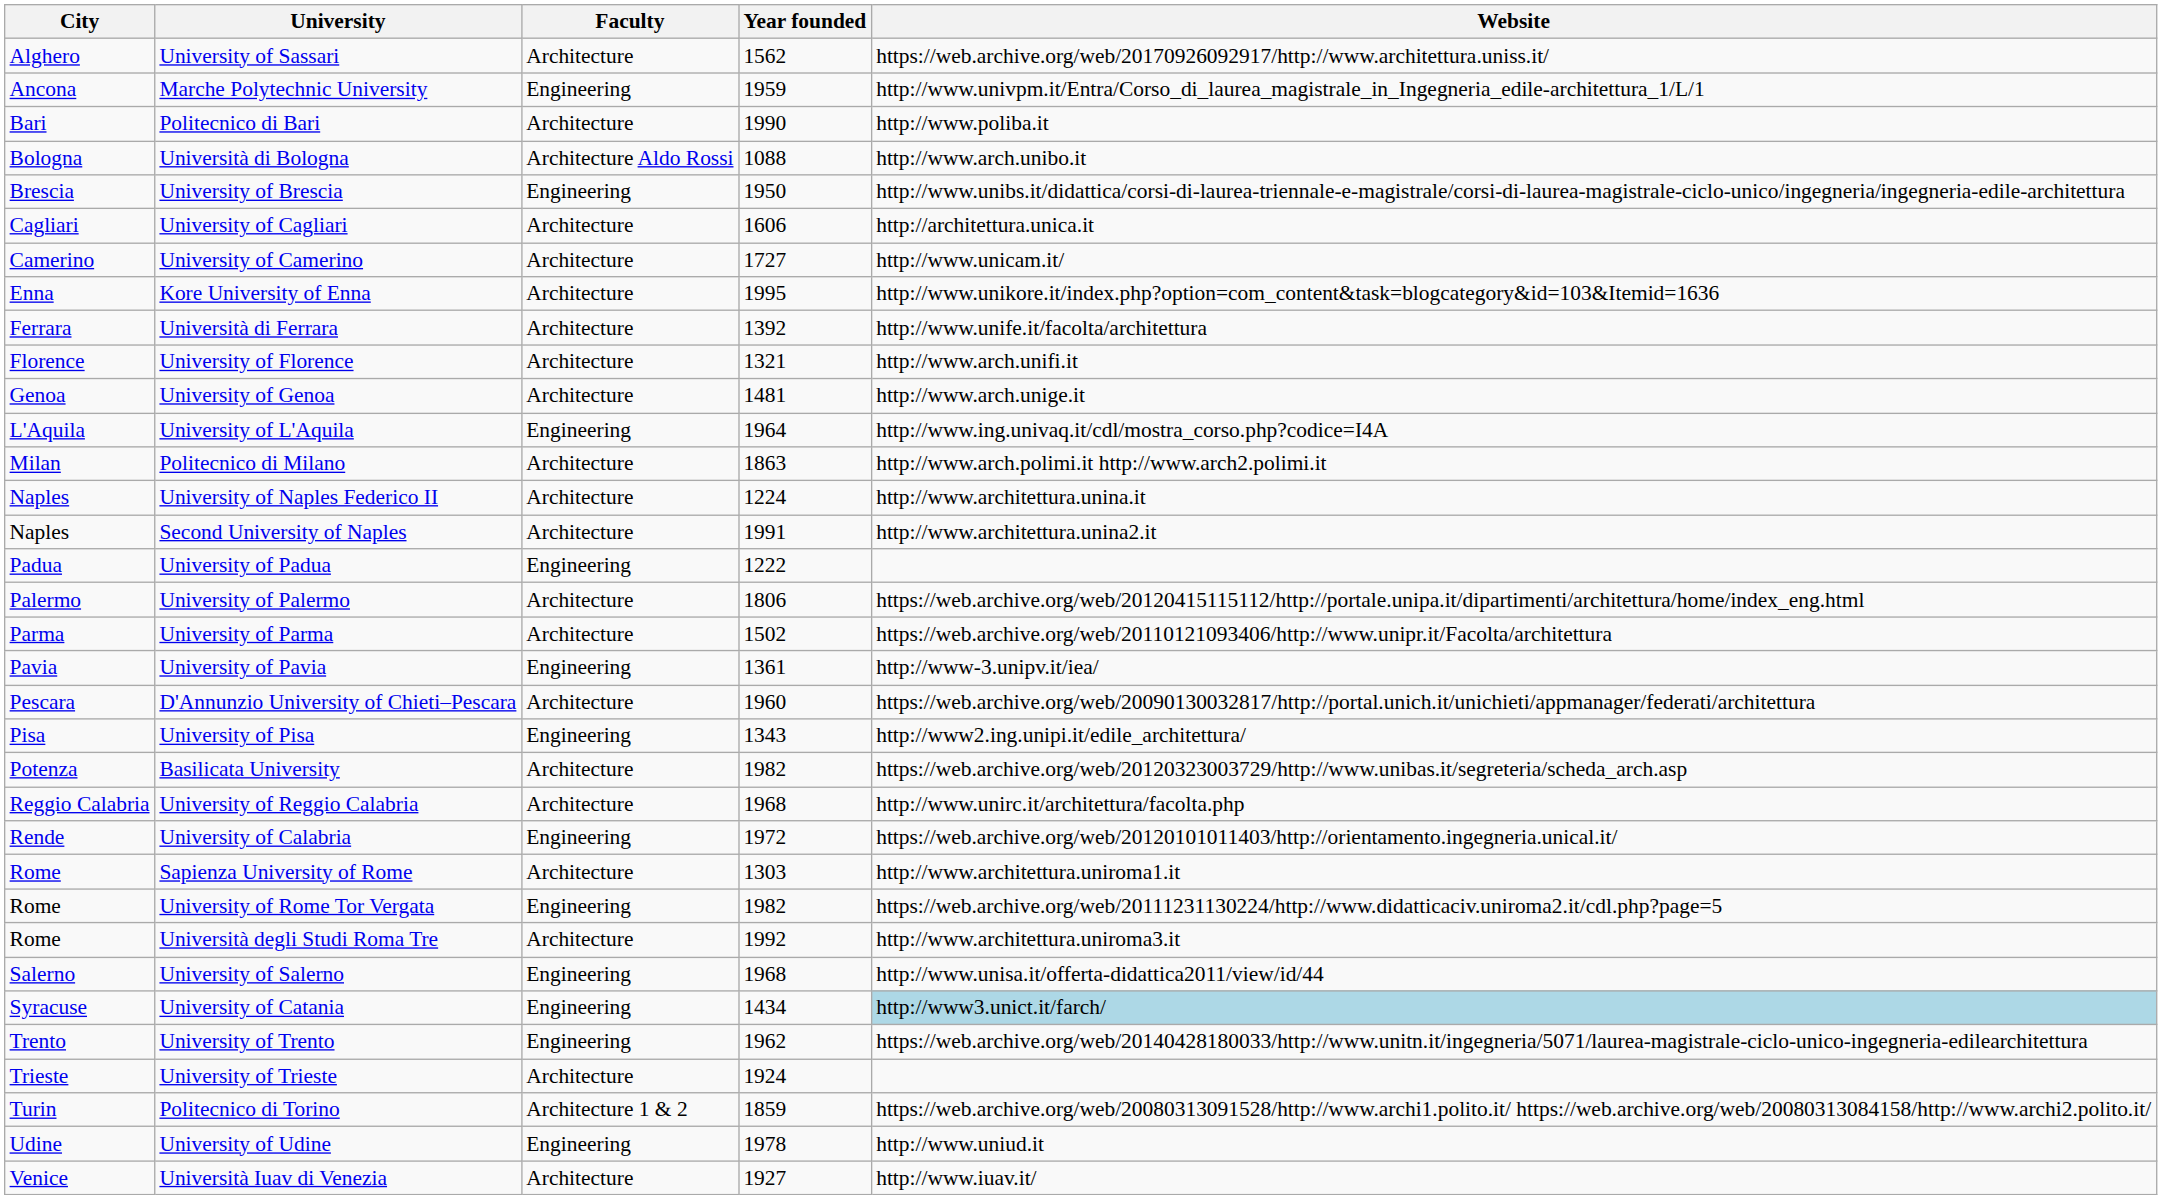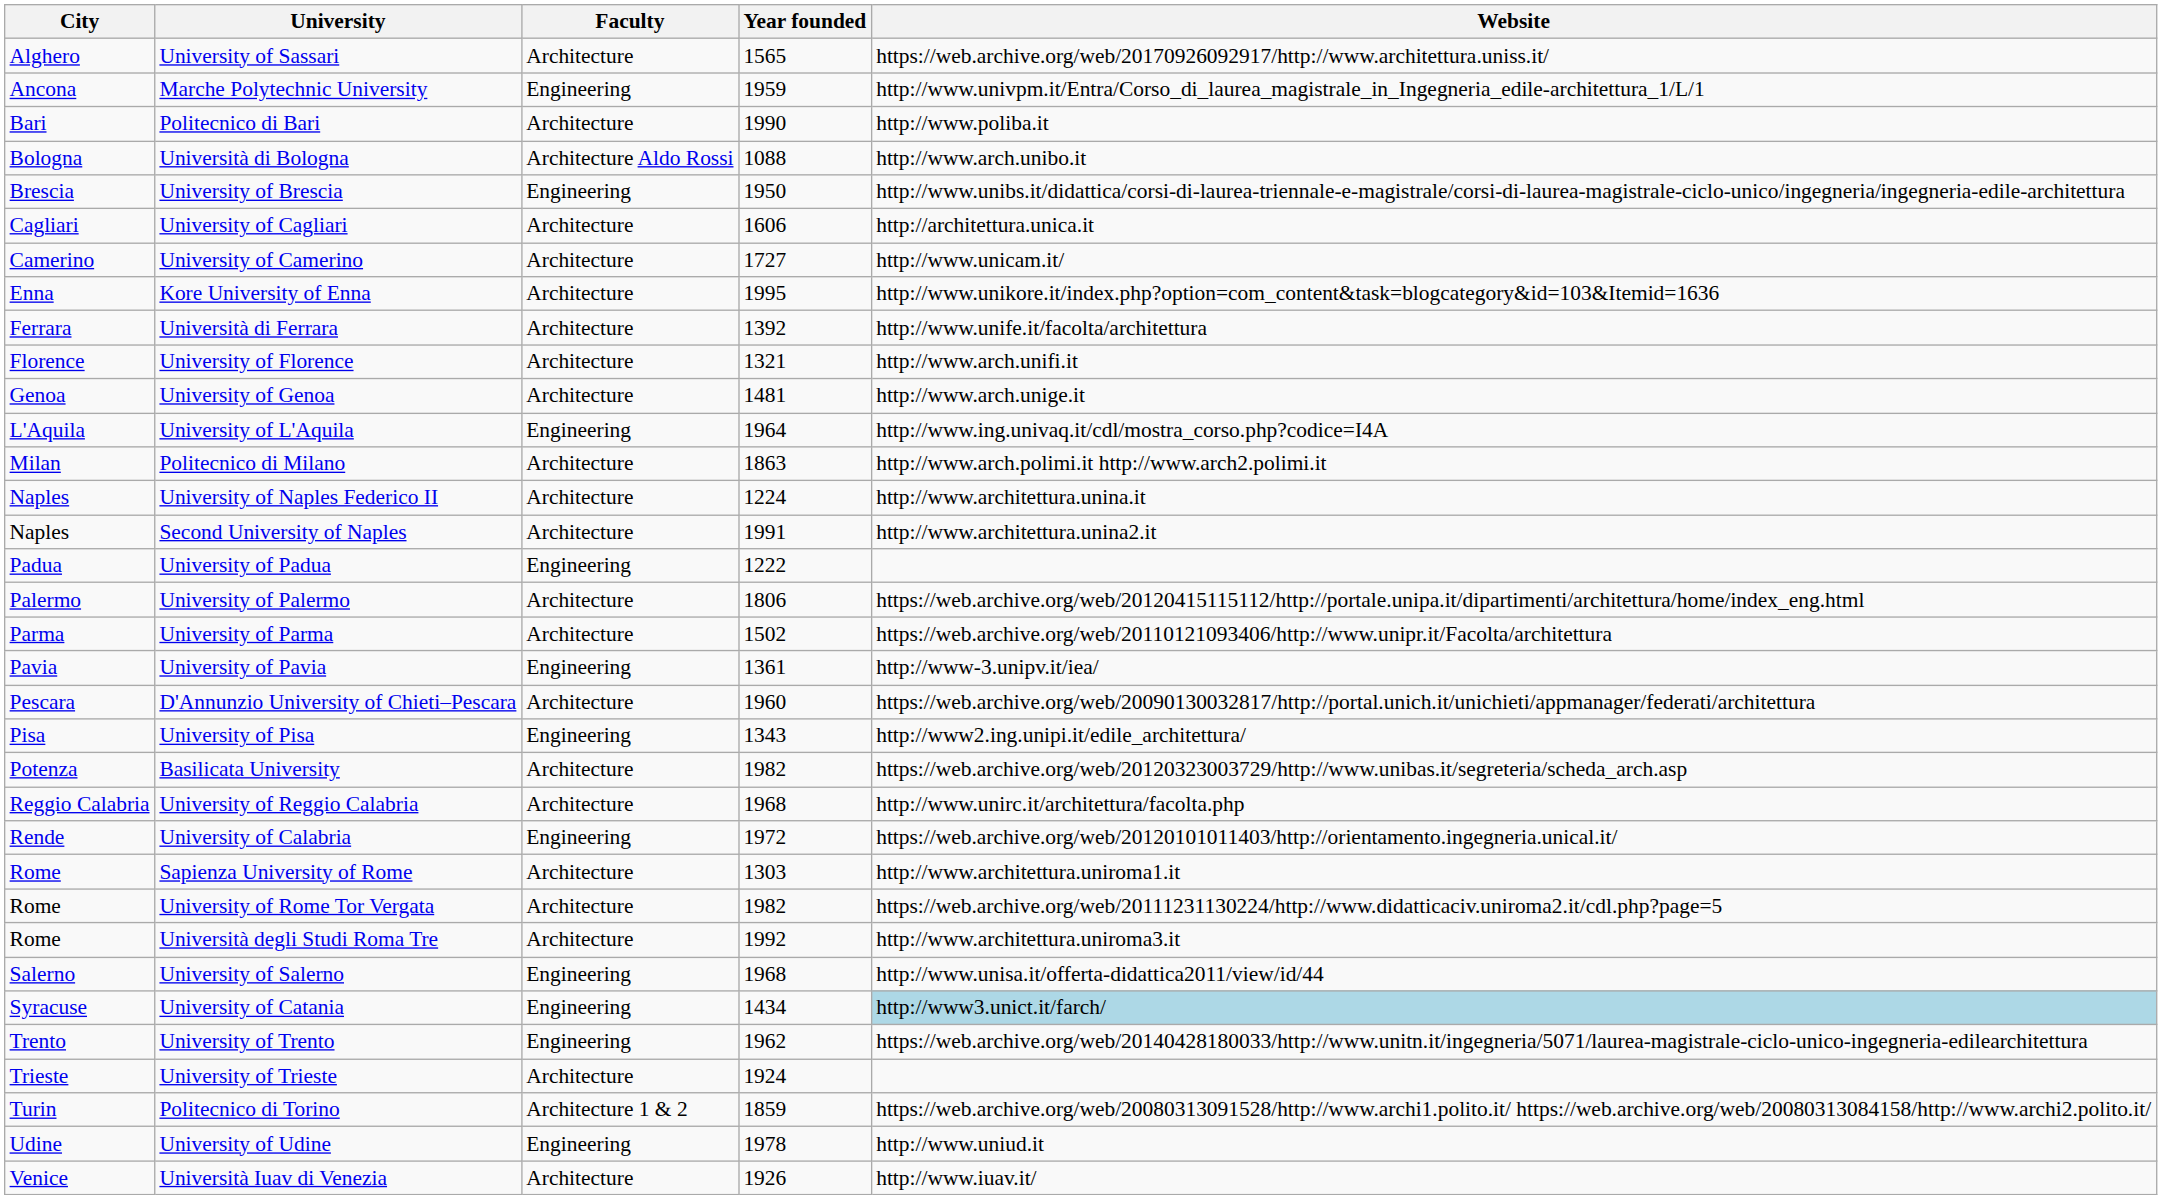(765, 55) 1562 -> (765, 55) 1565
(579, 905) Engineering -> (580, 905) Architecture
(765, 1177) 1927 -> (765, 1177) 1926
